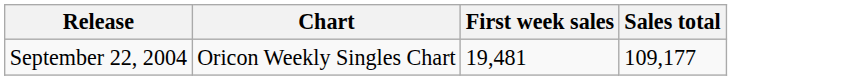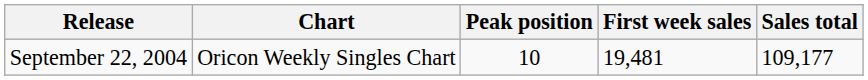+ column: (529, 22)
